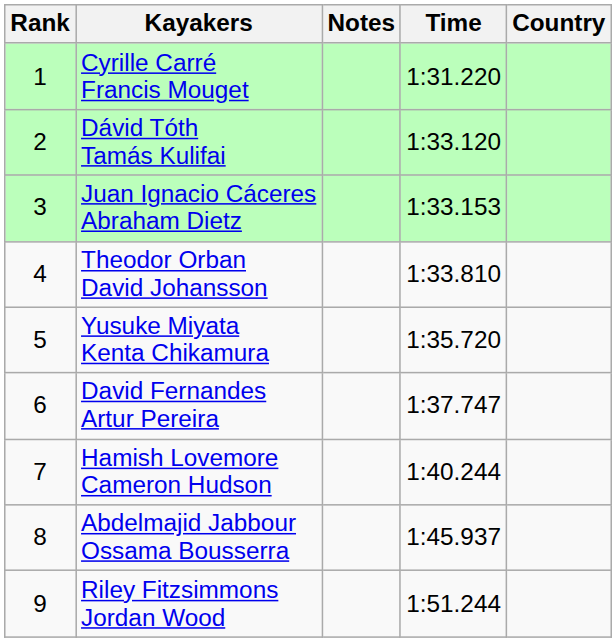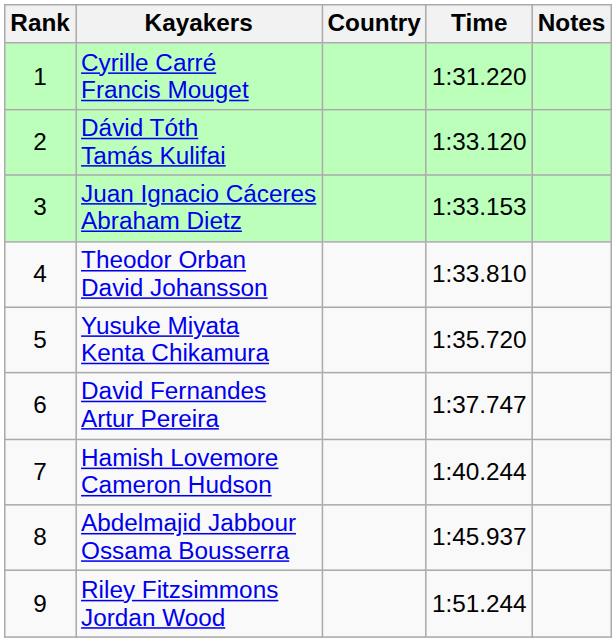columns swapped: (559, 23) <-> (361, 23)
